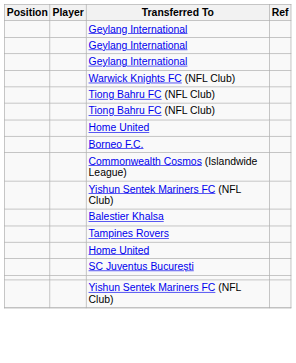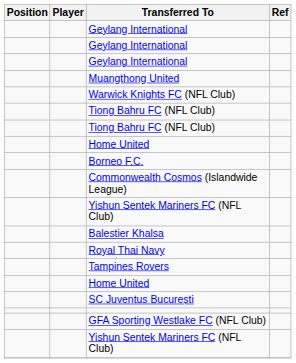+ row: (27, 79)
+ row: (27, 250)
+ row: (27, 321)
